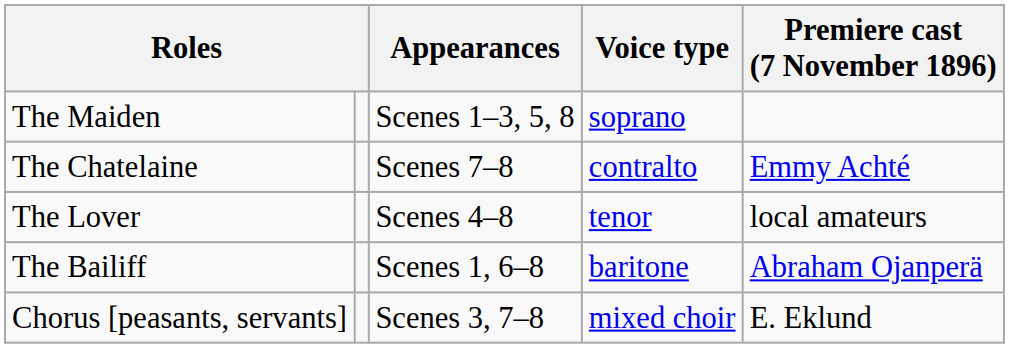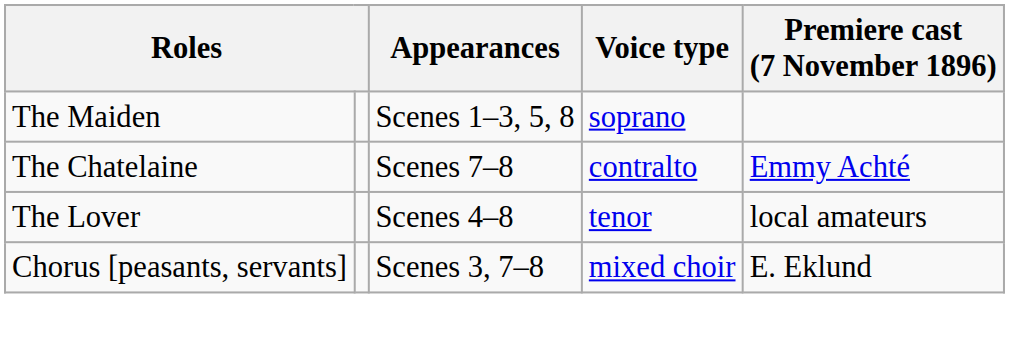- row: (79, 267)
